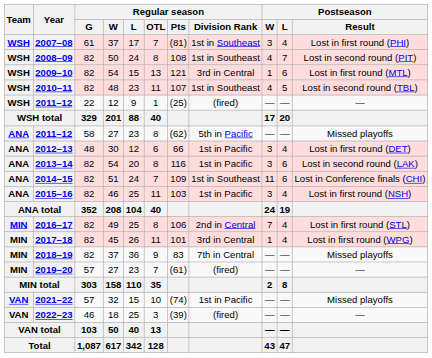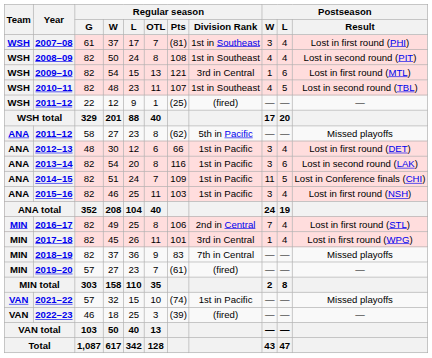(285, 58) 7 -> (285, 58) 4
(226, 179) 1st in Southeast -> (226, 179) 1st in Pacific
(285, 179) 6 -> (285, 179) 5
